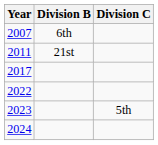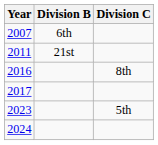+ row: (19, 71)
- row: (19, 91)
